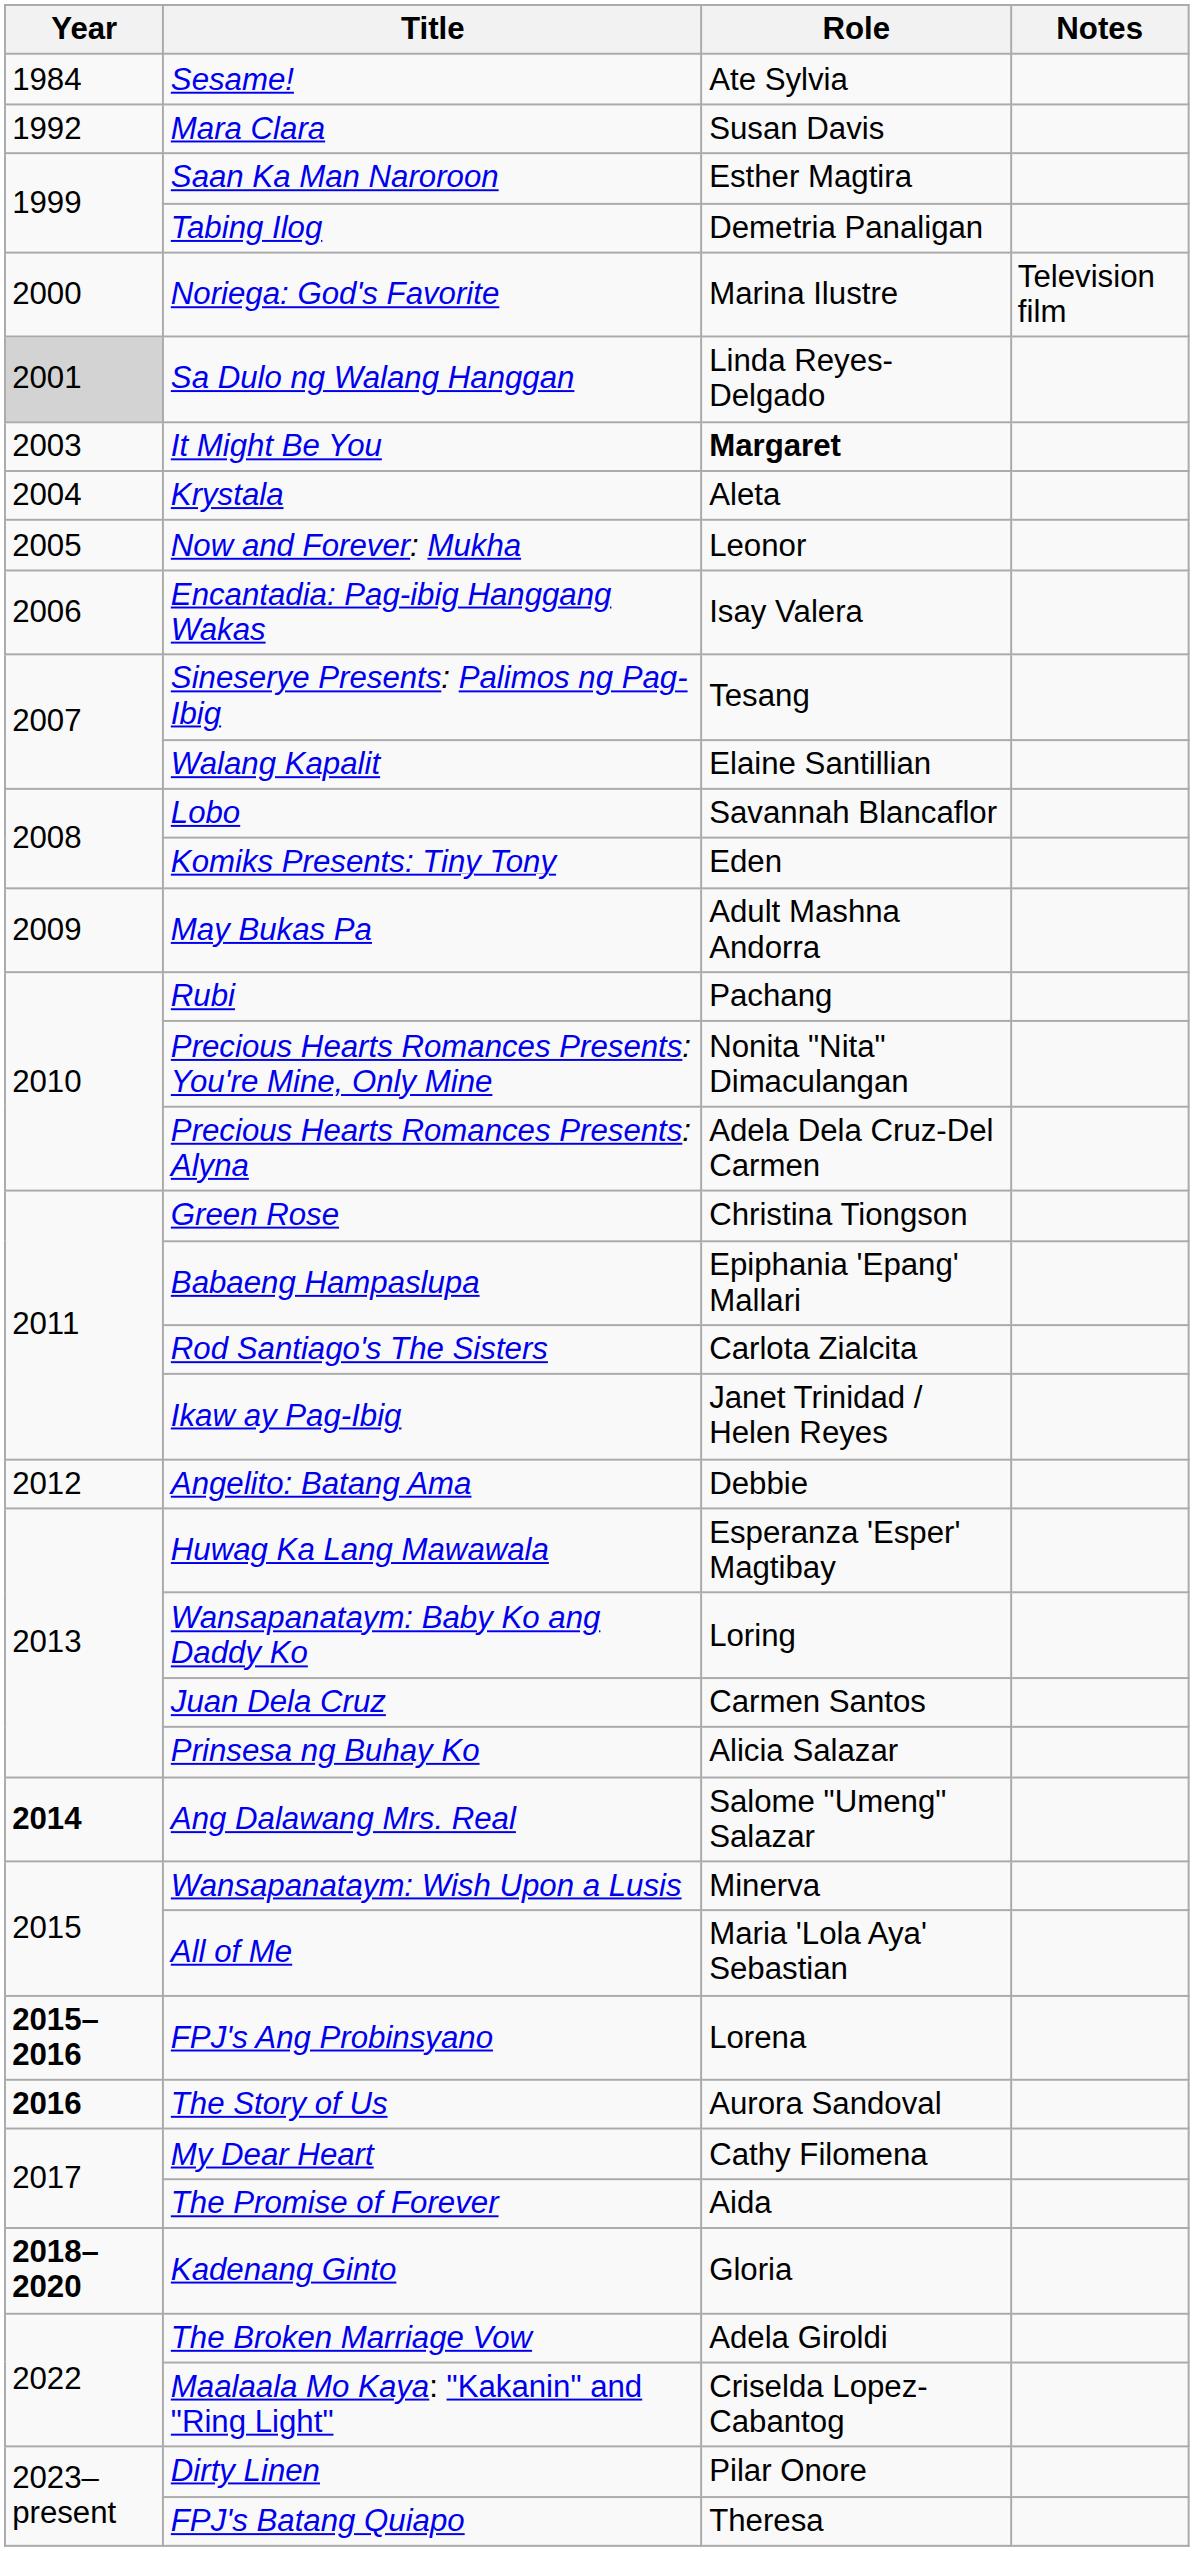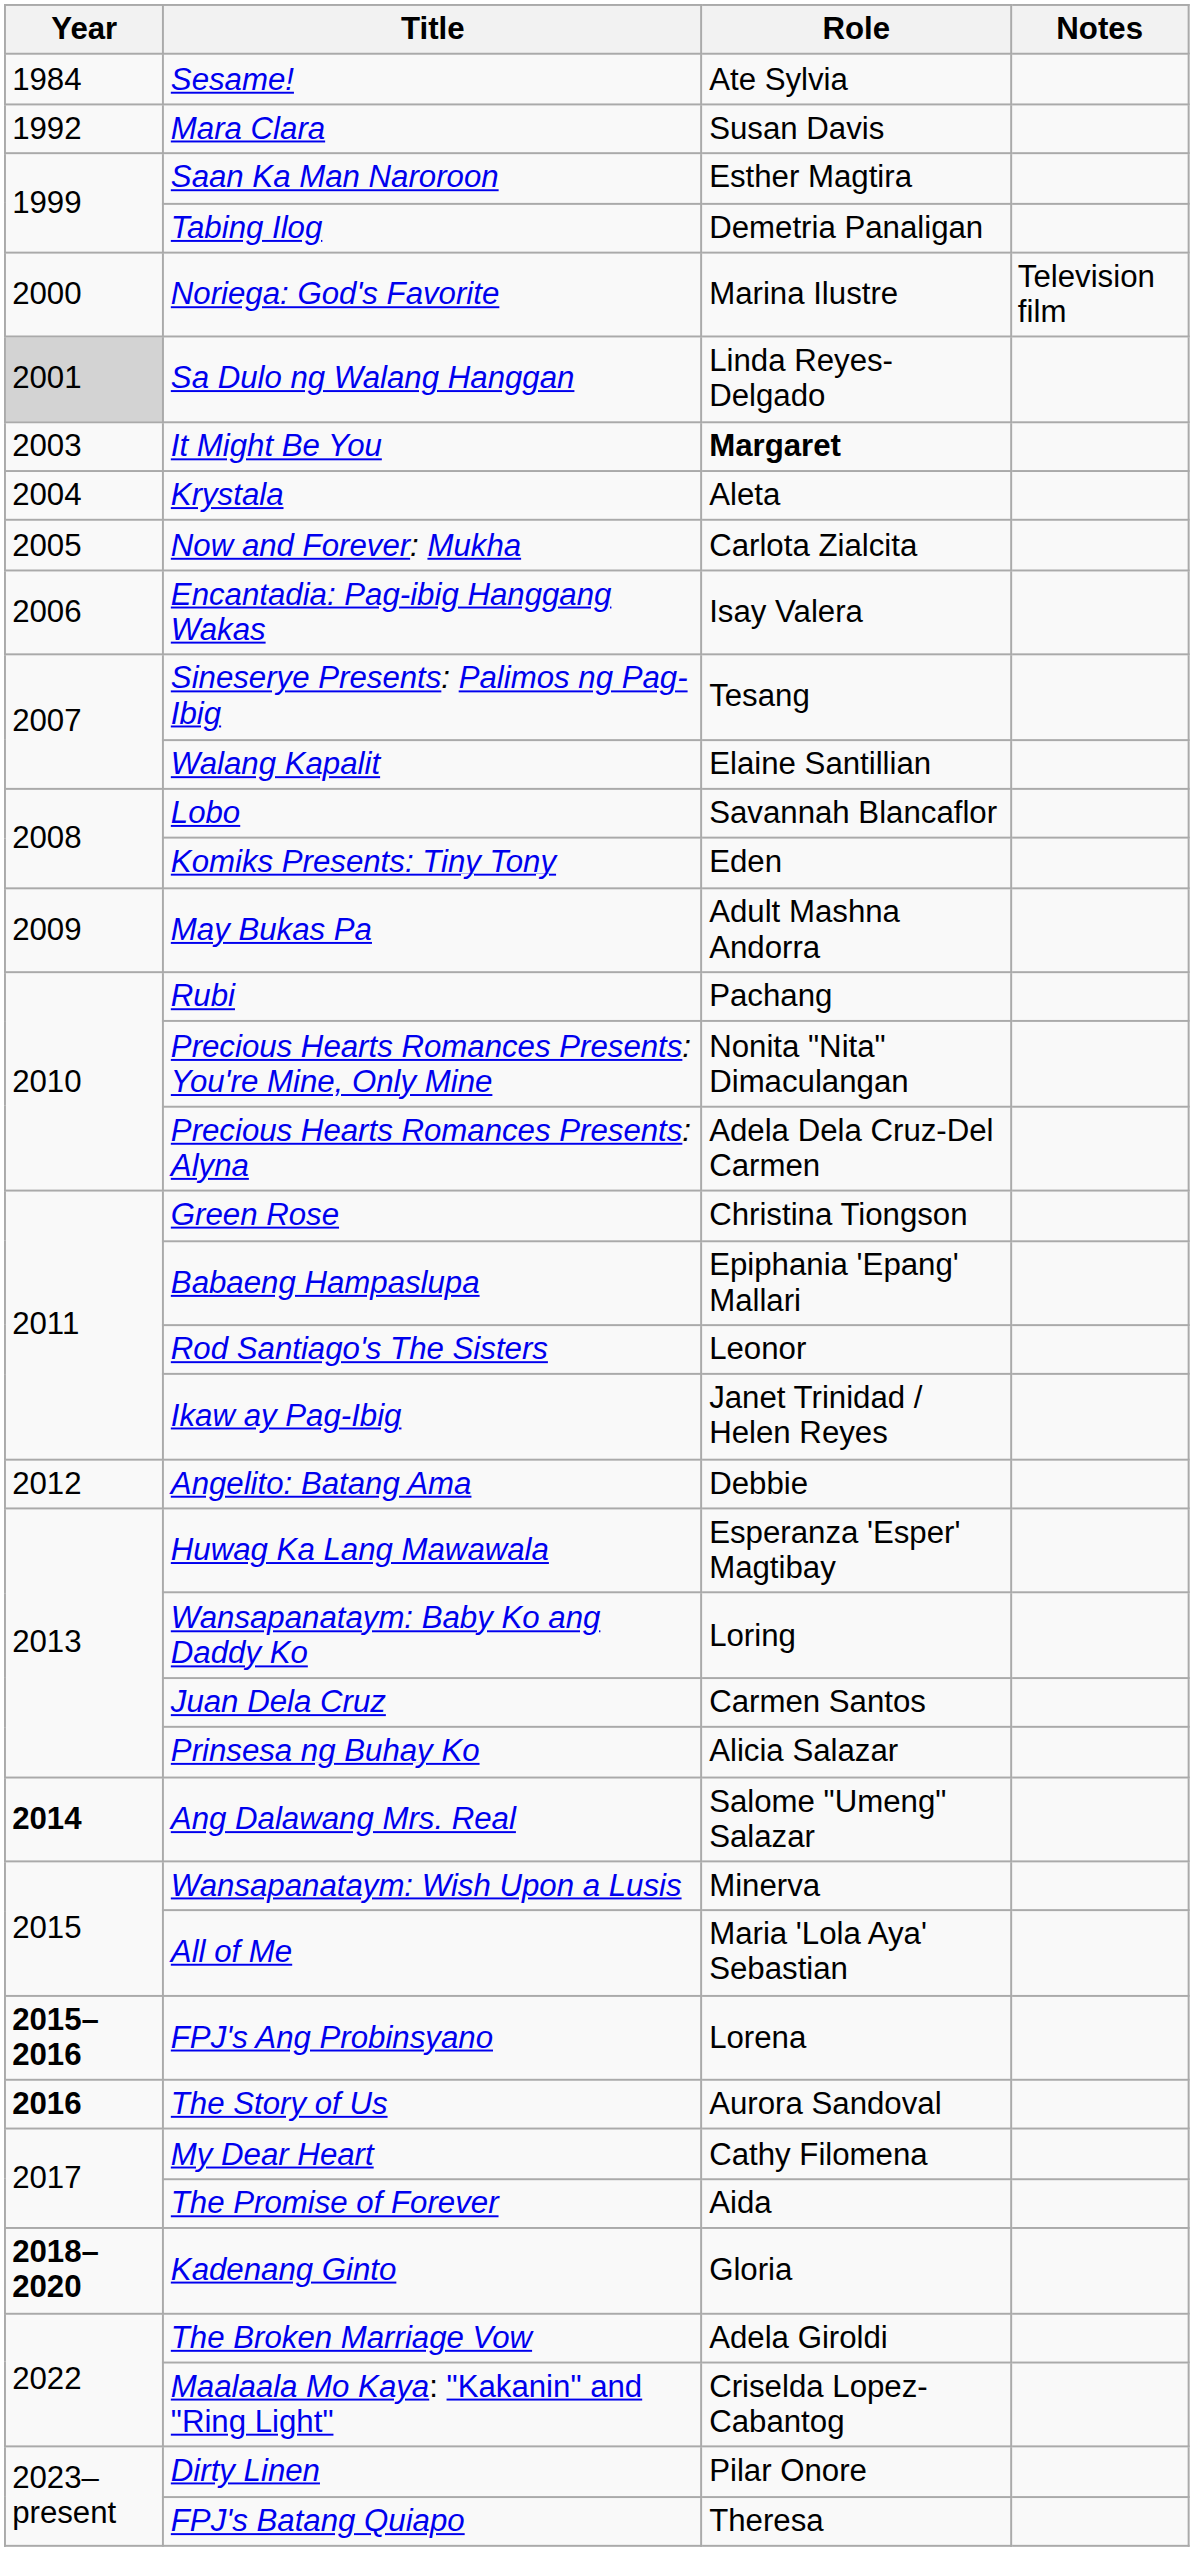(758, 544) Leonor -> (813, 544) Carlota Zialcita
(813, 1349) Carlota Zialcita -> (758, 1349) Leonor
